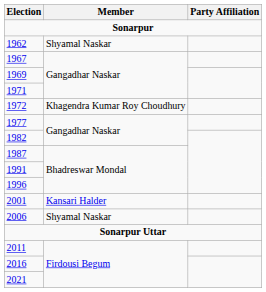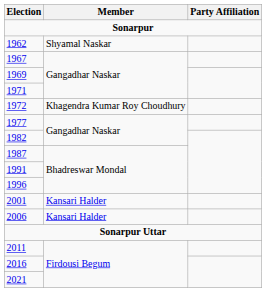(79, 216) Shyamal Naskar -> (76, 216) Kansari Halder
